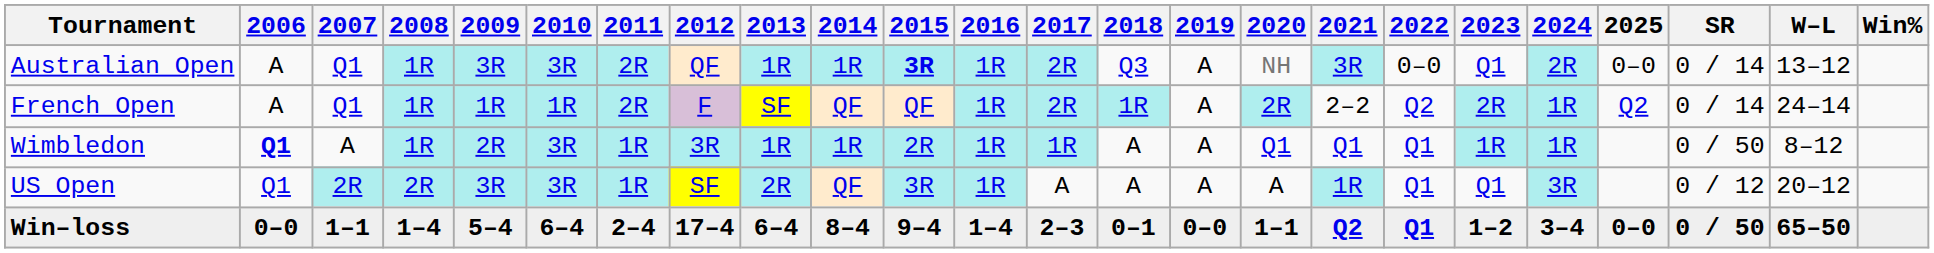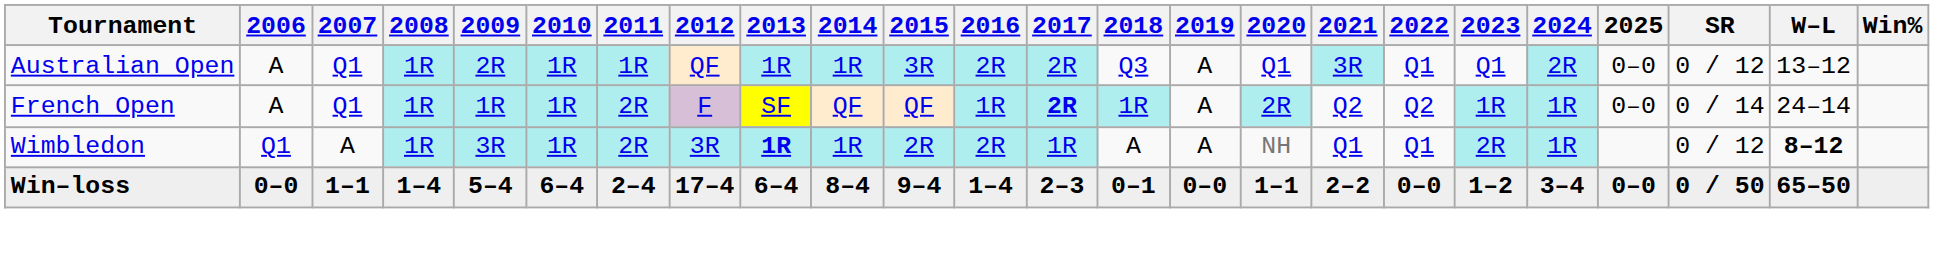(490, 66) 3R -> (490, 66) 2R
(562, 66) 3R -> (562, 66) 1R
(633, 66) 2R -> (633, 66) 1R
(919, 66) bold -> (919, 66) normal
(990, 66) 1R -> (990, 66) 2R
(1276, 66) NH -> (1276, 66) Q1
(1419, 66) 0–0 -> (1419, 66) Q1
(1720, 66) 0 / 14 -> (1720, 66) 0 / 12
(1062, 106) normal -> (1062, 106) bold
(1348, 106) 2–2 -> (1348, 106) Q2
(1491, 106) 2R -> (1491, 106) 1R
(1633, 106) Q2 -> (1633, 106) 0–0
(276, 147) bold -> (276, 147) normal
(490, 147) 2R -> (490, 147) 3R
(562, 147) 3R -> (562, 147) 1R
(633, 147) 1R -> (633, 147) 2R
(776, 147) normal -> (776, 147) bold
(990, 147) 1R -> (990, 147) 2R
(1276, 147) Q1 -> (1276, 147) NH
(1491, 147) 1R -> (1491, 147) 2R
(1720, 147) 0 / 50 -> (1720, 147) 0 / 12
(1814, 147) normal -> (1814, 147) bold
- row: (63, 187)
(1348, 228) Q2 -> (1348, 187) 2–2
(1419, 228) Q1 -> (1419, 187) 0–0
